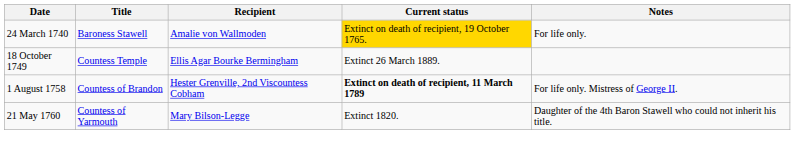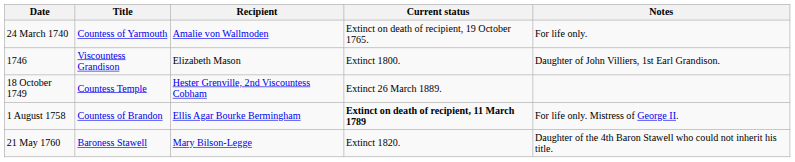(112, 34) Baroness Stawell -> (122, 34) Countess of Yarmouth
(427, 34) gold background -> (428, 34) no background
+ row: (17, 61)
(234, 61) Ellis Agar Bourke Bermingham -> (241, 88) Hester Grenville, 2nd Viscountess Cobham
(239, 88) Hester Grenville, 2nd Viscountess Cobham -> (237, 116) Ellis Agar Bourke Bermingham
(102, 116) Countess of Yarmouth -> (112, 143) Baroness Stawell
